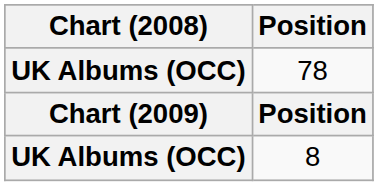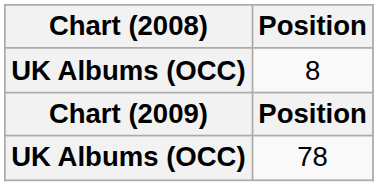rows swapped: (313, 157) <-> (313, 69)
